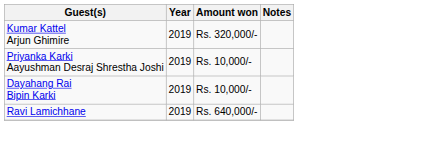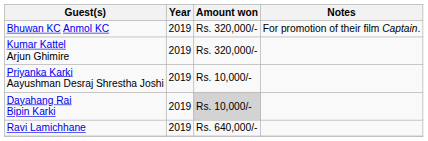+ row: (58, 28)
(224, 90) no background -> (224, 106) lightgrey background
